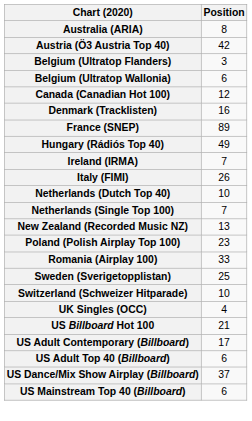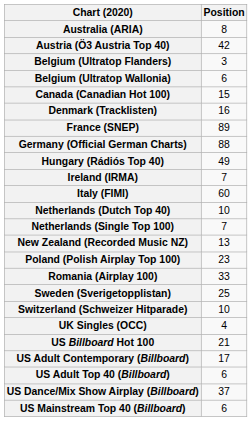(224, 95) 12 -> (224, 95) 15
+ row: (103, 144)
(224, 177) 26 -> (224, 194) 60
